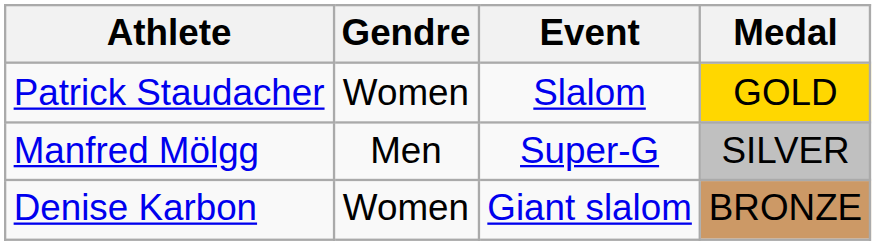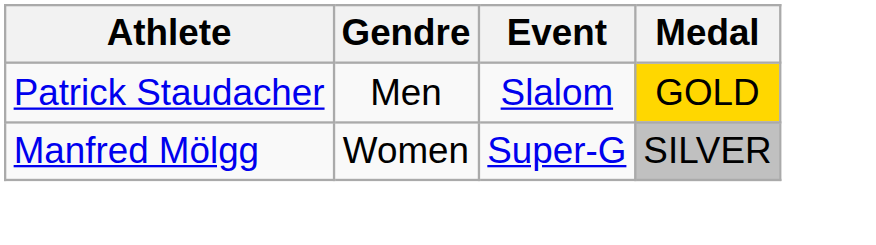(406, 92) Women -> (406, 92) Men
(406, 150) Men -> (406, 150) Women
- row: (135, 208)
